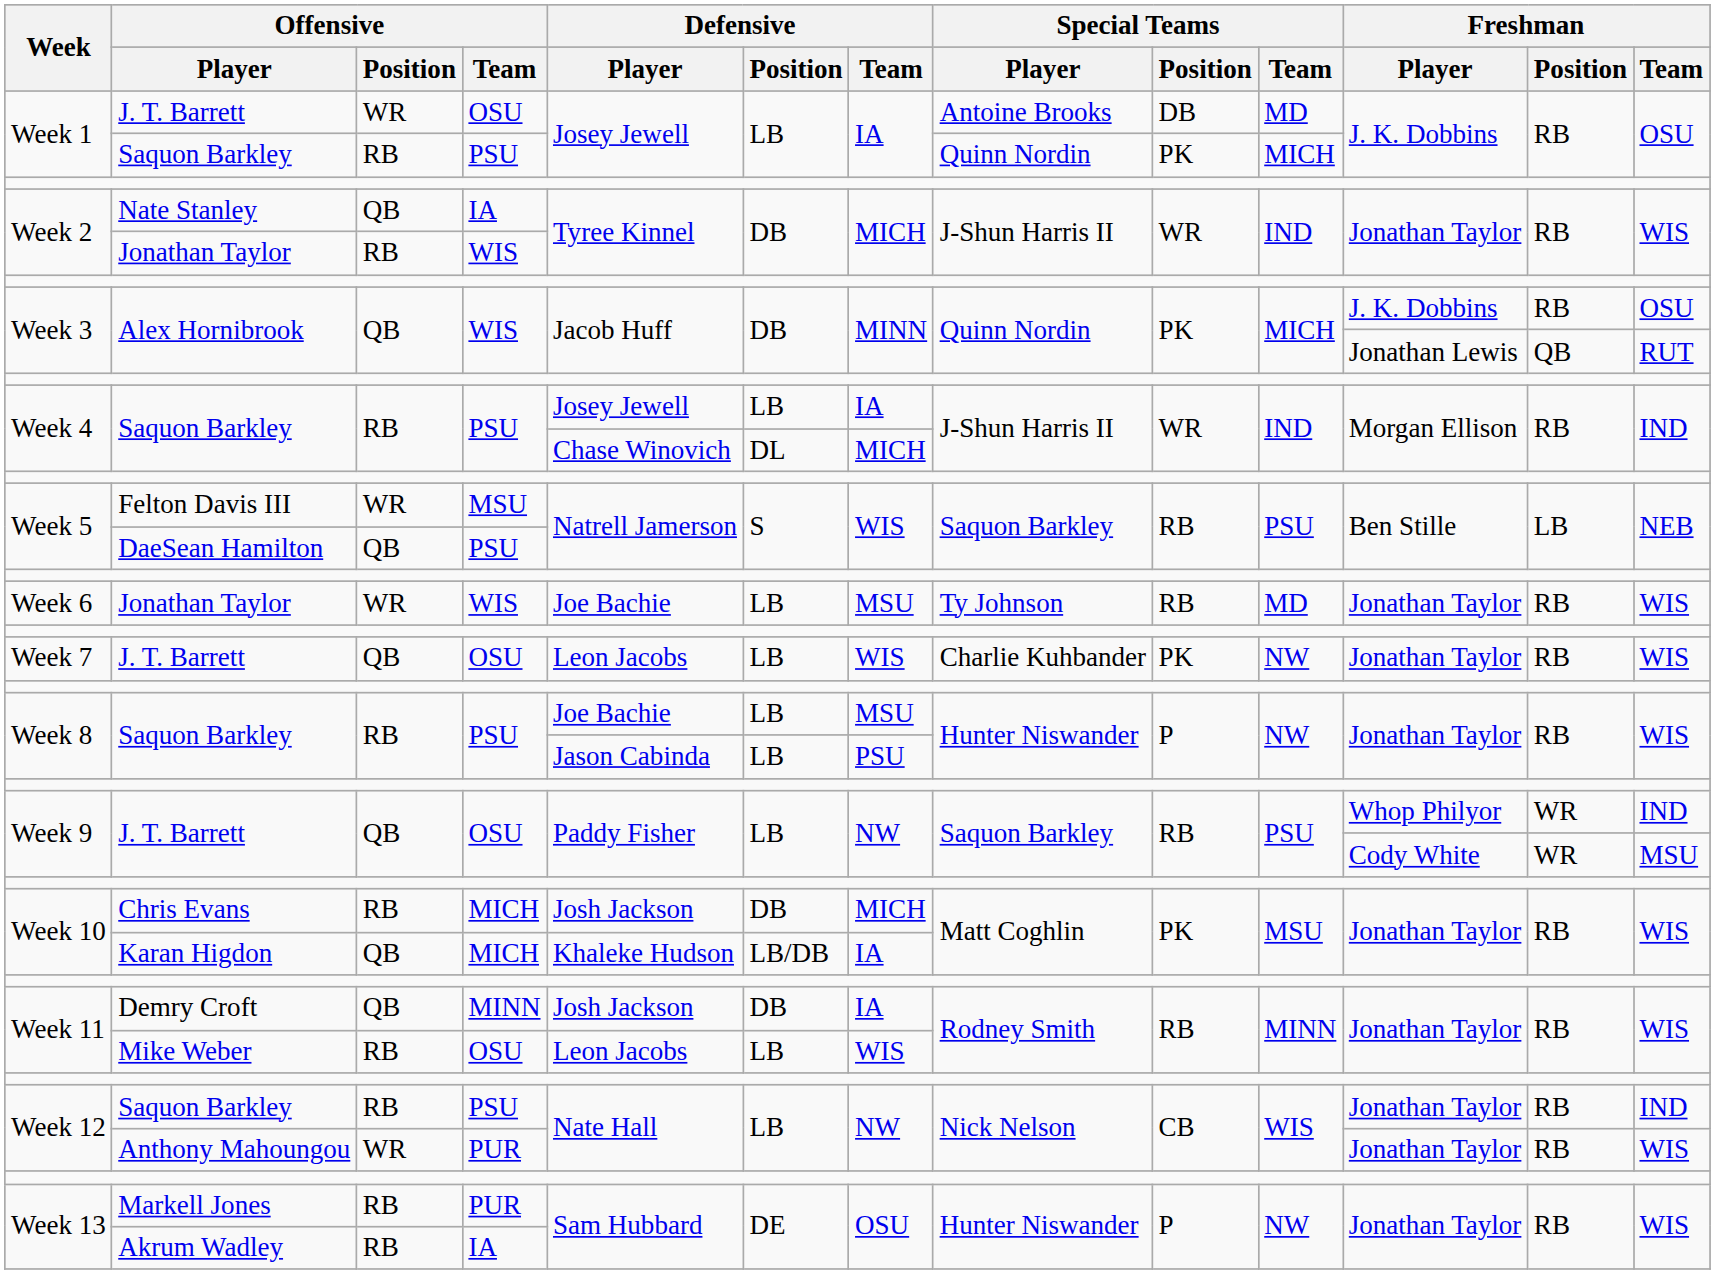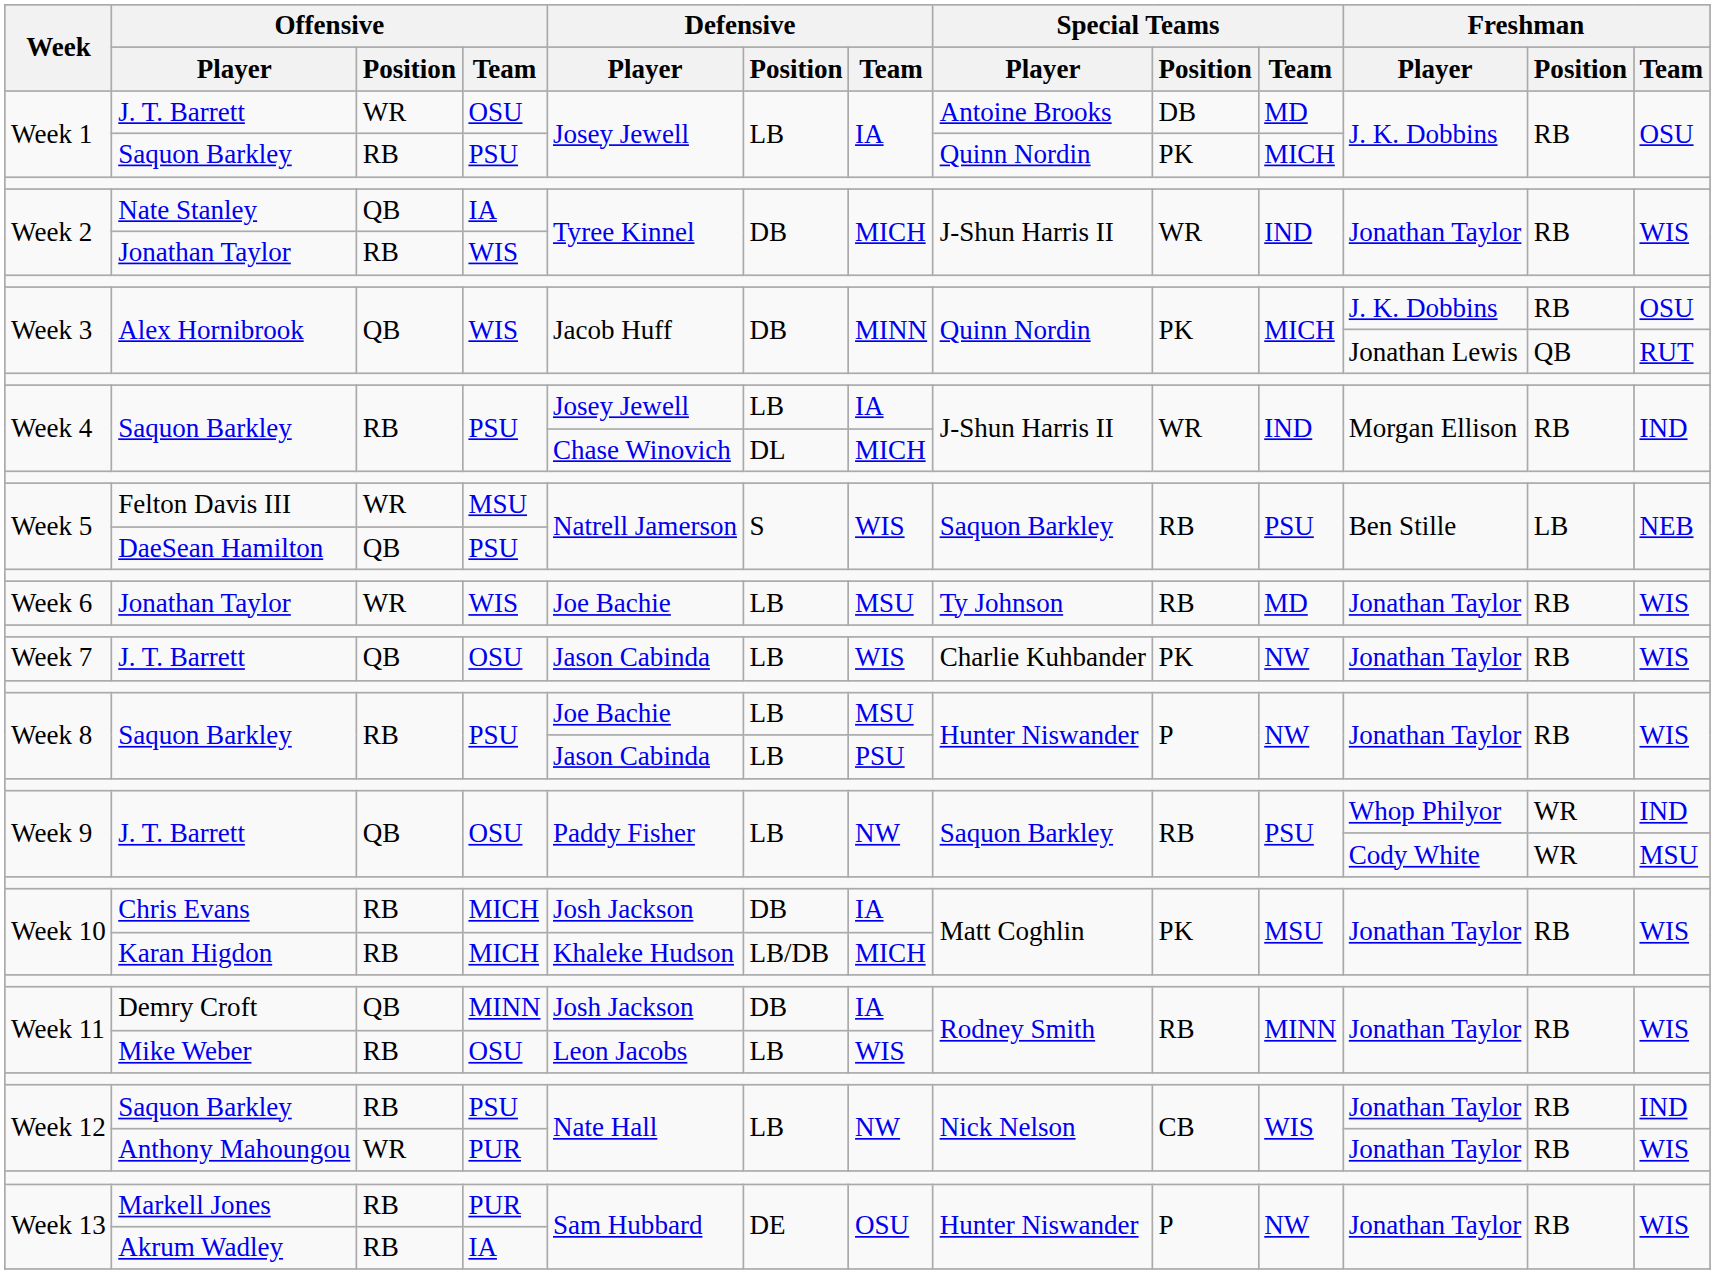(620, 658) Leon Jacobs -> (631, 658) Jason Cabinda
(890, 910) MICH -> (869, 910) IA
(382, 952) QB -> (381, 952) RB
(869, 952) IA -> (890, 952) MICH
